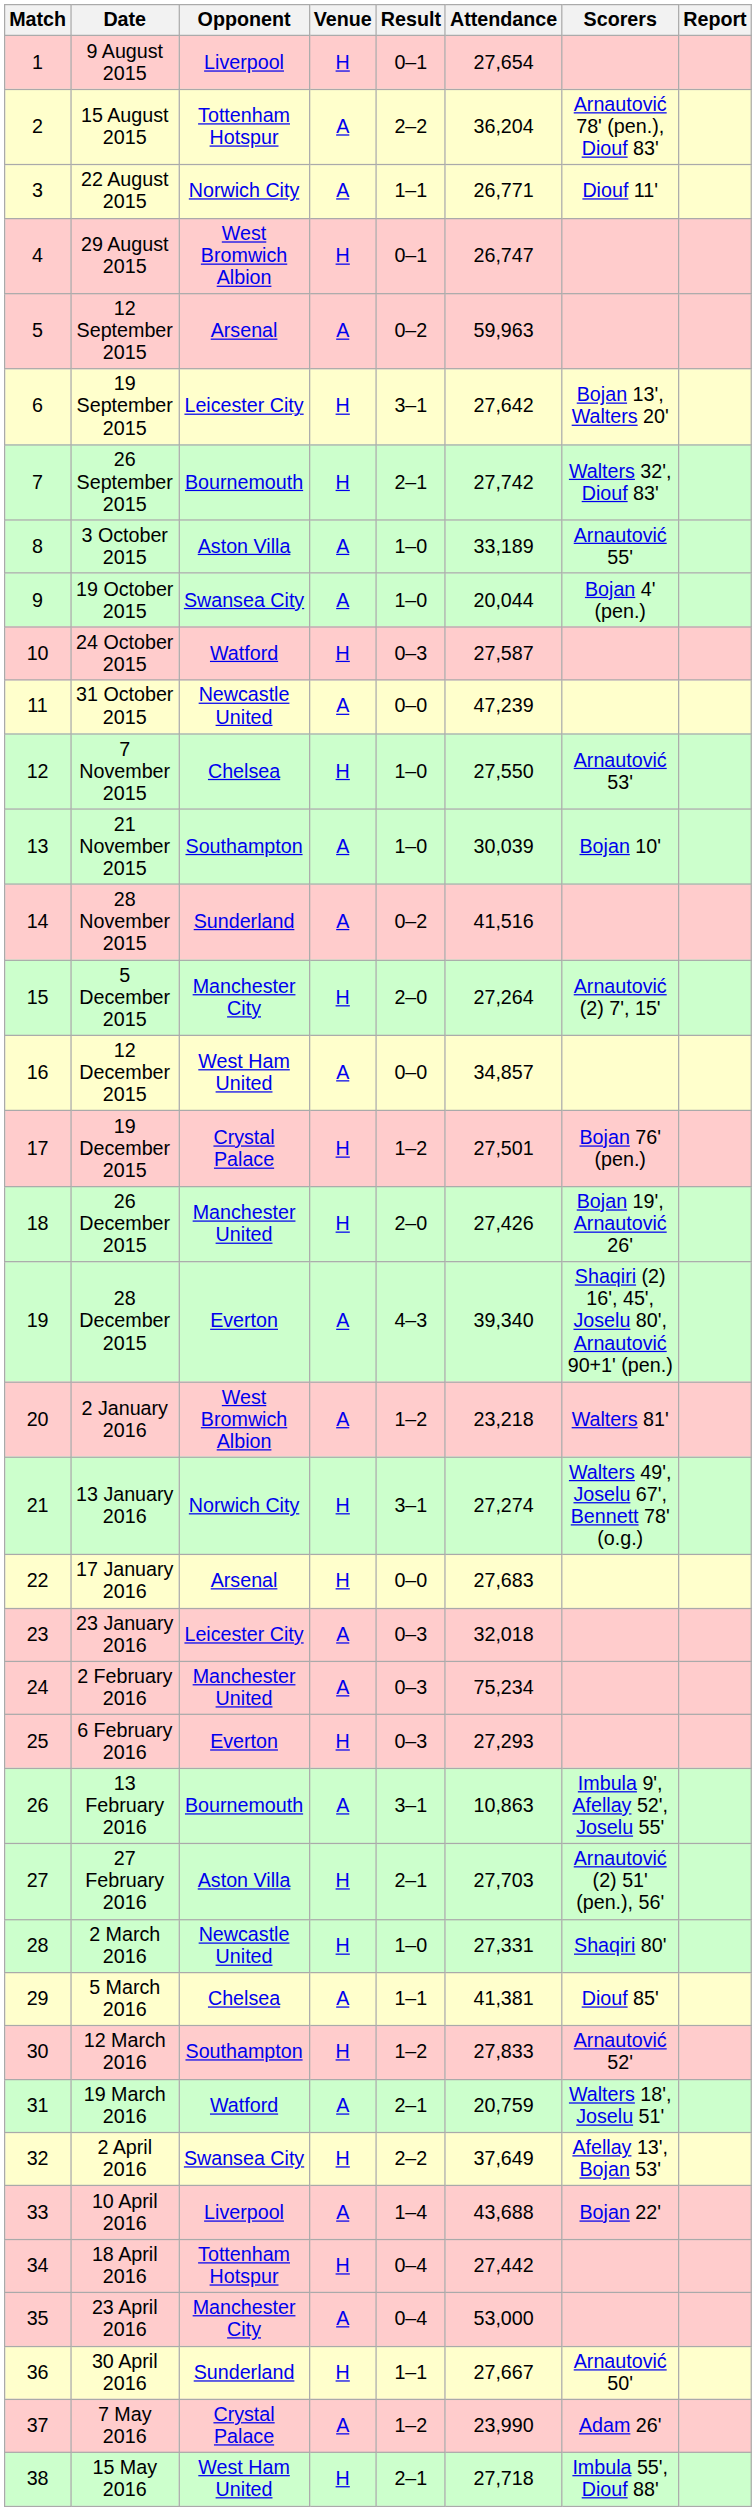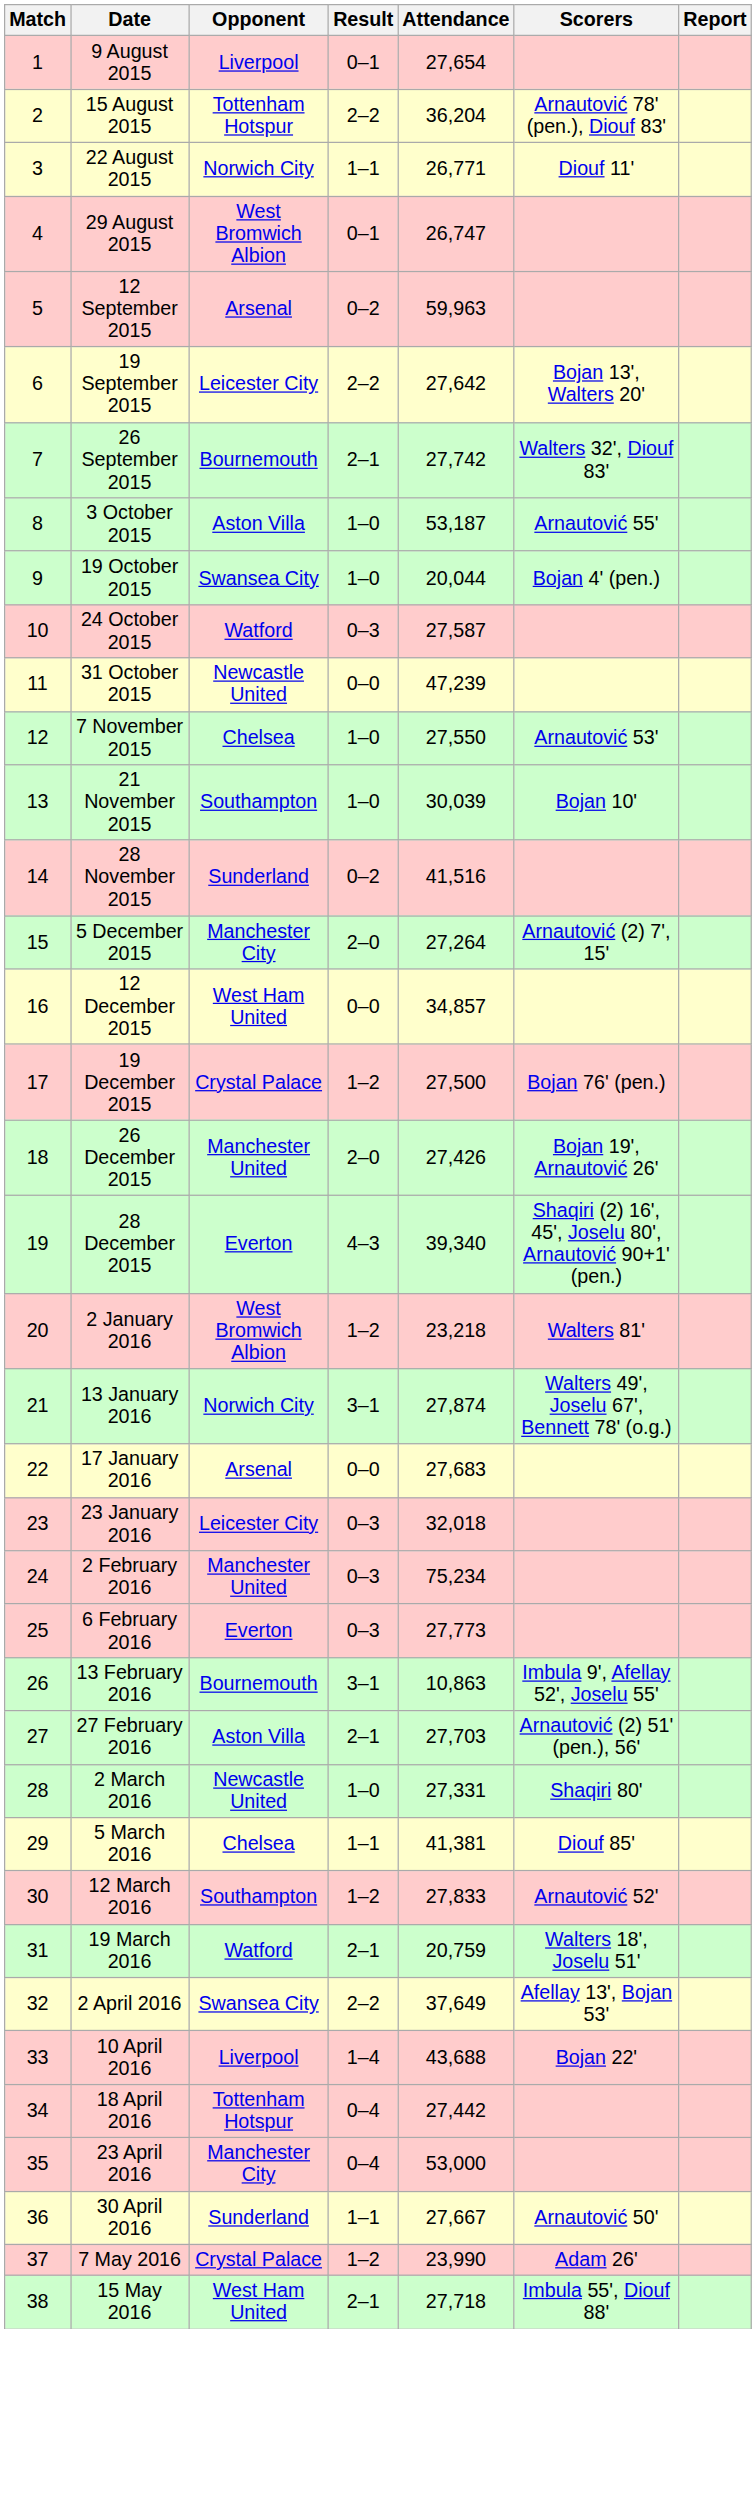- column: (343, 20)
(411, 406) 3–1 -> (363, 384) 2–2
(504, 546) 33,189 -> (456, 524) 53,187
(504, 1148) 27,501 -> (456, 1082) 27,500
(504, 1505) 27,274 -> (456, 1406) 27,874
(504, 1741) 27,293 -> (456, 1630) 27,773
